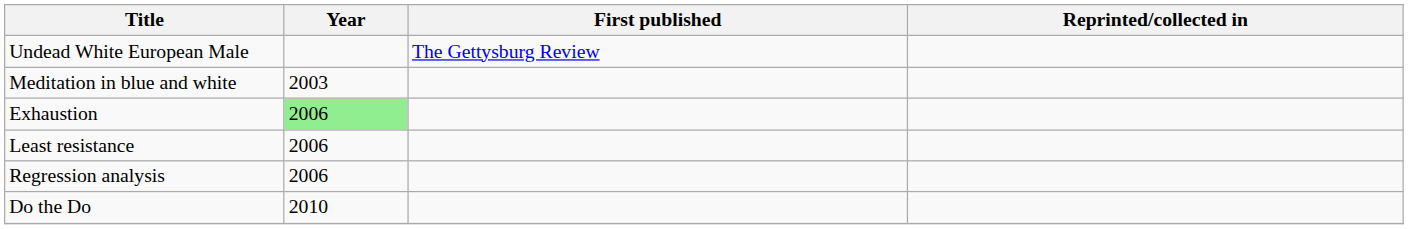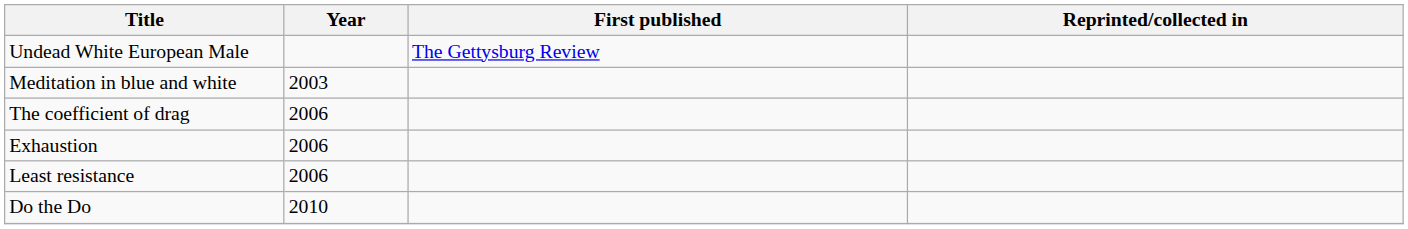+ row: (99, 113)
(308, 113) lightgreen background -> (308, 144) no background
- row: (87, 176)
